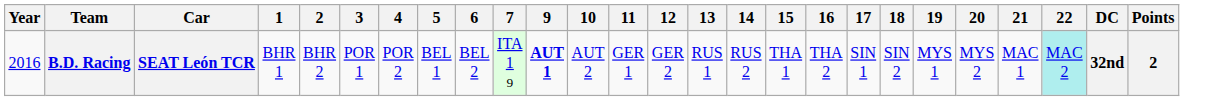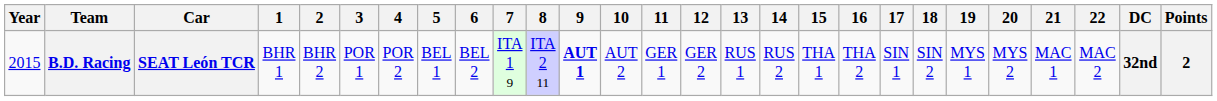+ column: (543, 17)
(24, 62) 2016 -> (24, 62) 2015
(1064, 62) paleturquoise background -> (1097, 62) no background
